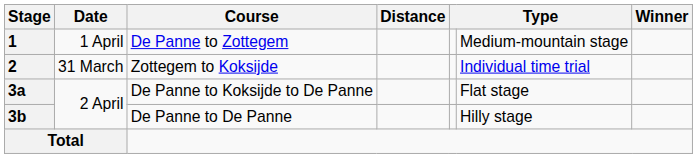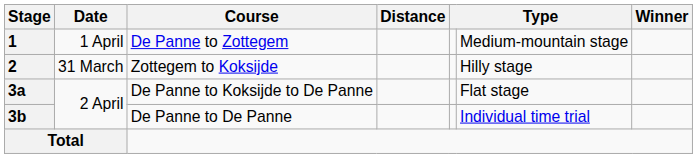(525, 66) Individual time trial -> (496, 66) Hilly stage
(496, 116) Hilly stage -> (525, 116) Individual time trial
